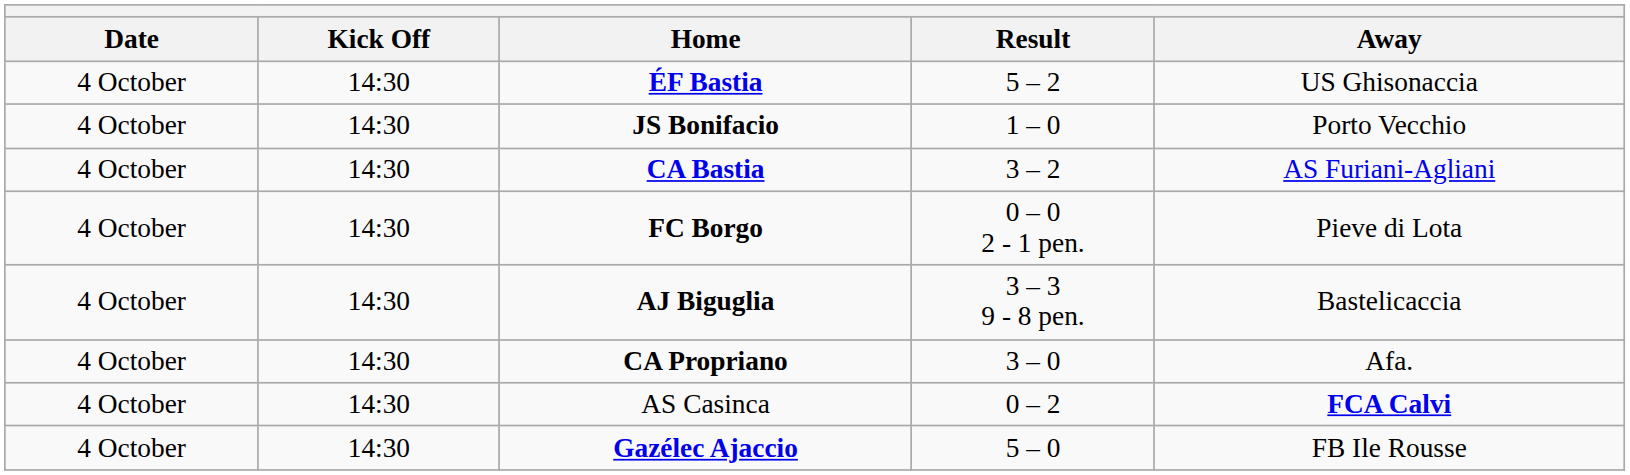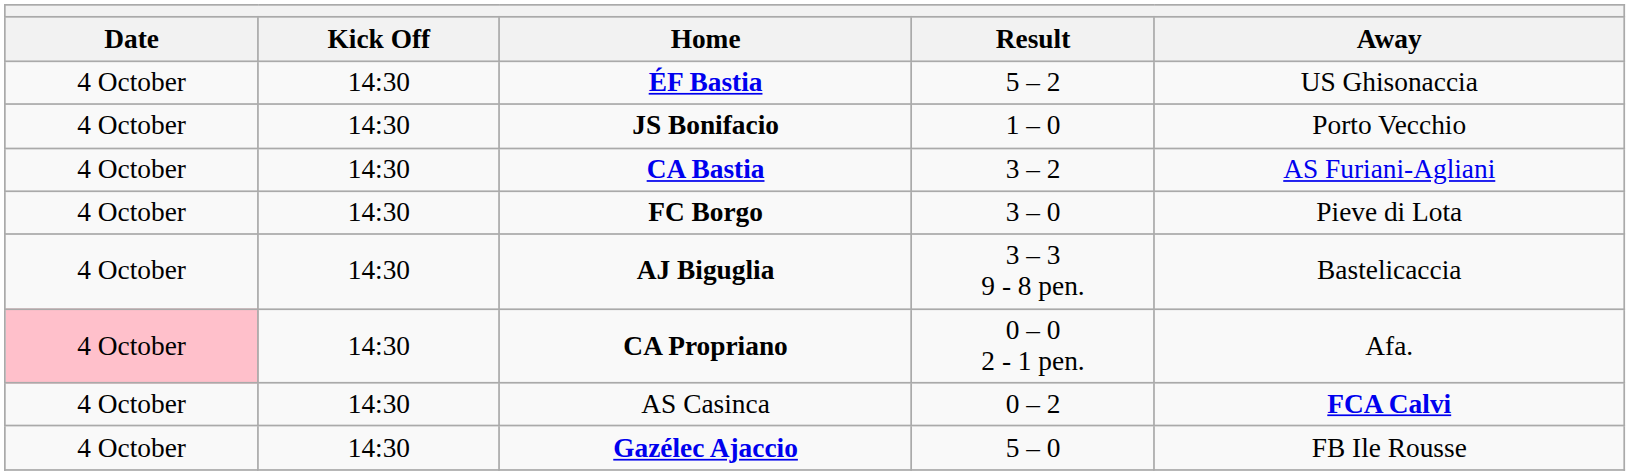(1033, 227) 0 – 0 2 - 1 pen. -> (1033, 212) 3 – 0
(132, 360) no background -> (132, 345) pink background
(1033, 360) 3 – 0 -> (1033, 345) 0 – 0 2 - 1 pen.
